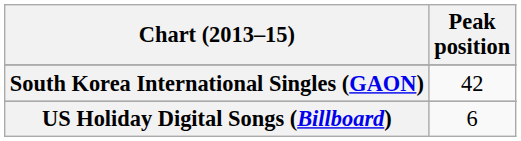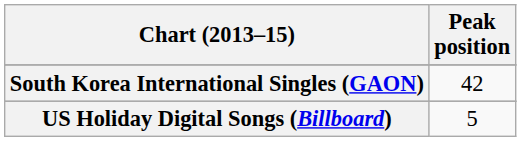(472, 118) 6 -> (472, 118) 5
